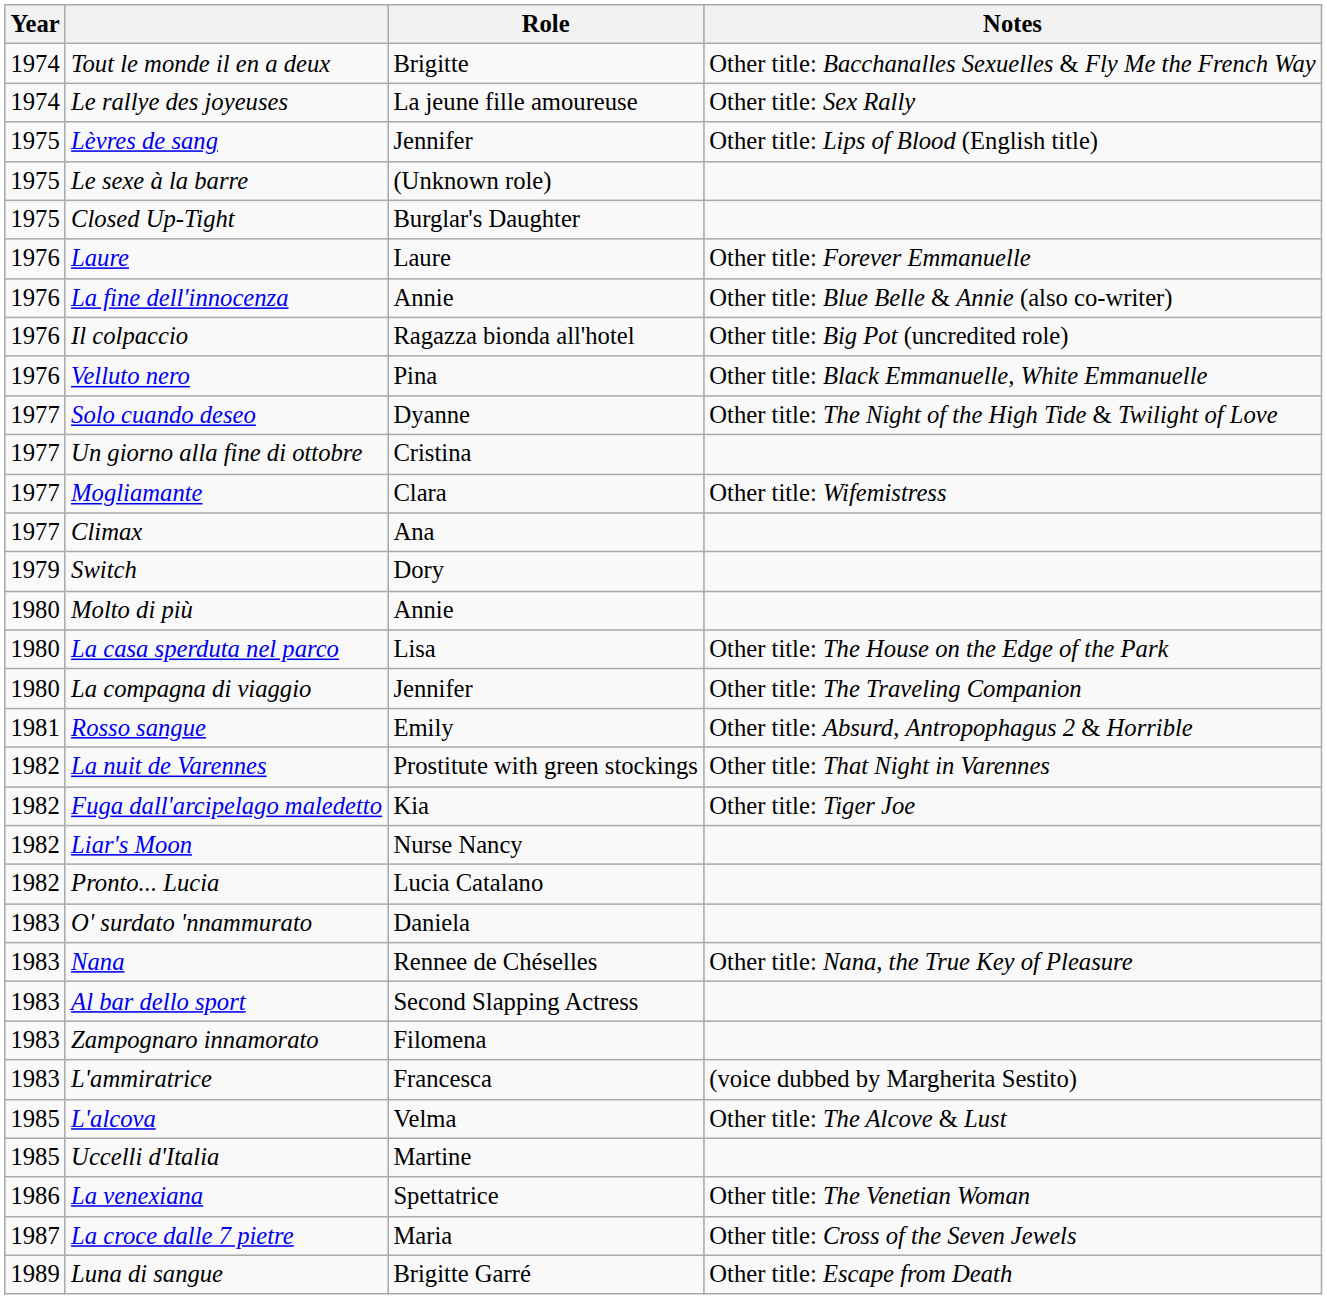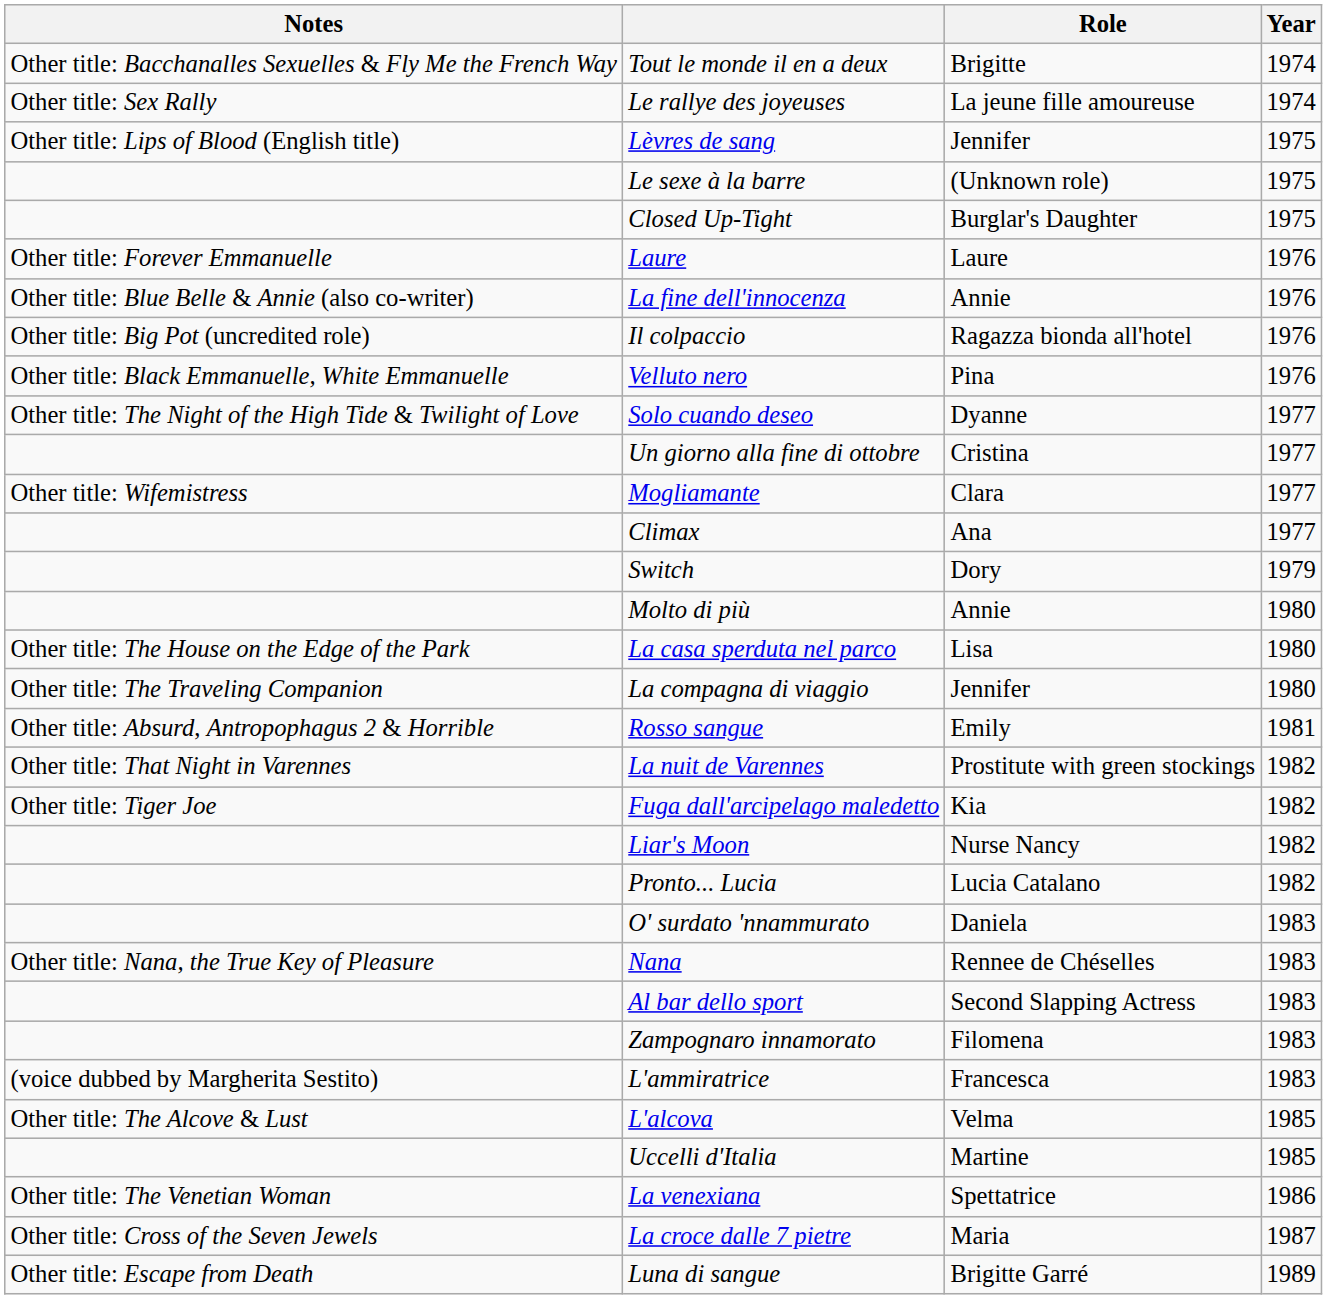columns swapped: (35, 24) <-> (1013, 24)
